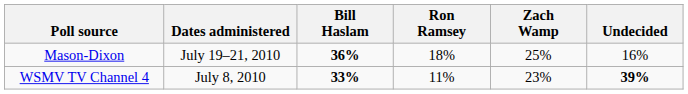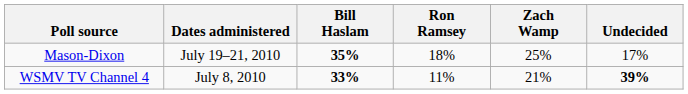(345, 54) 36% -> (345, 54) 35%
(635, 54) 16% -> (635, 54) 17%
(538, 77) 23% -> (538, 77) 21%
